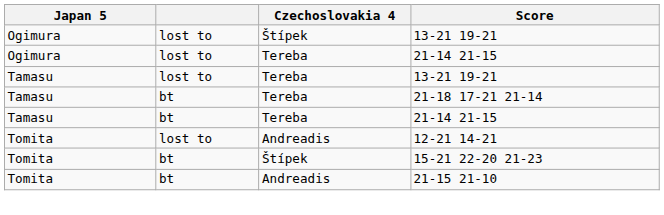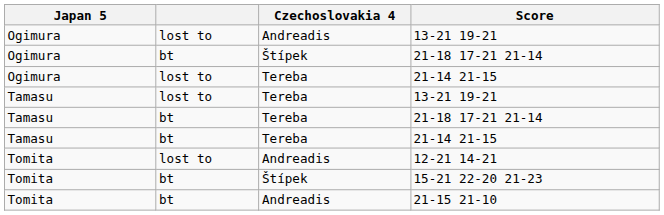(285, 35) Štípek -> (296, 35) Andreadis
+ row: (34, 56)
